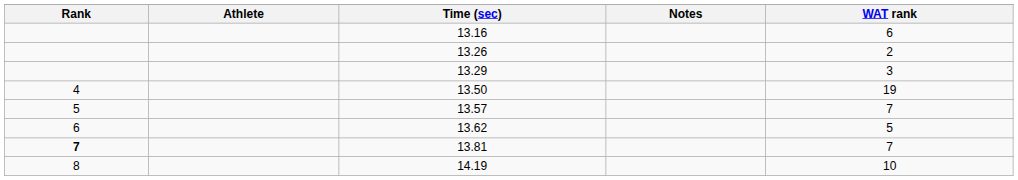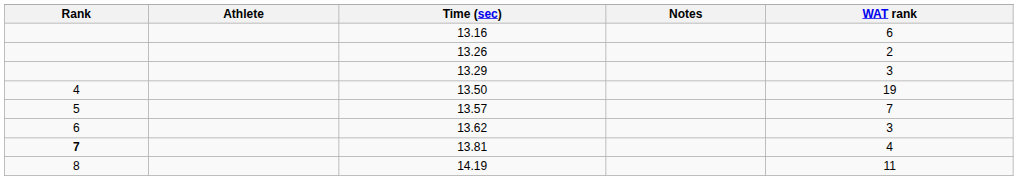(890, 128) 5 -> (890, 128) 3
(890, 147) 7 -> (890, 147) 4
(890, 166) 10 -> (890, 166) 11
